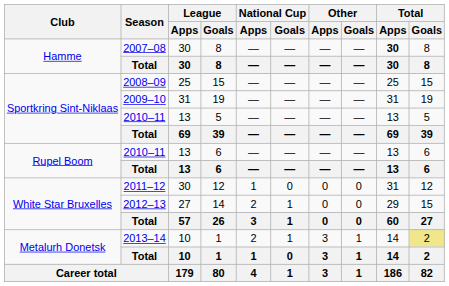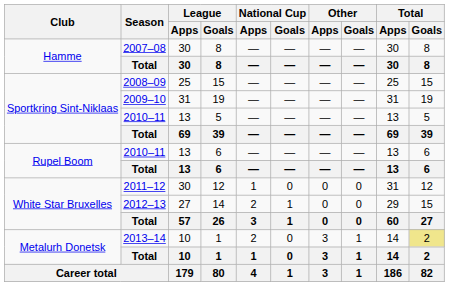(393, 48) bold -> (393, 48) normal
(290, 238) 1 -> (290, 238) 0
